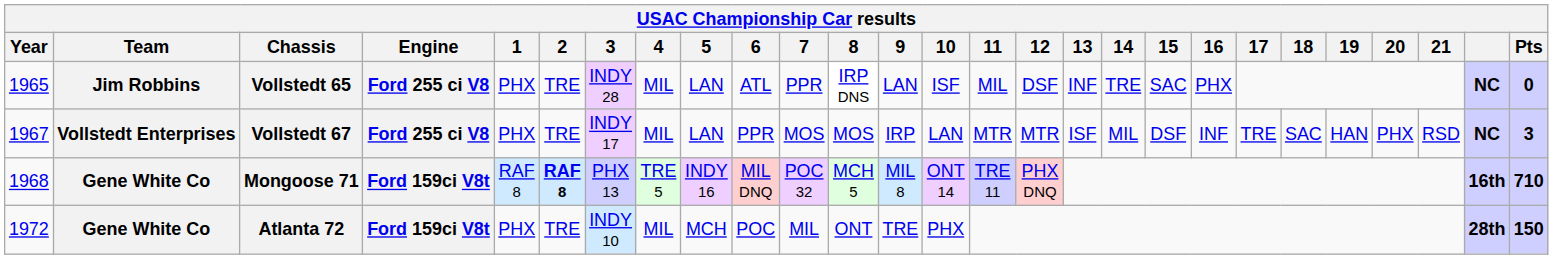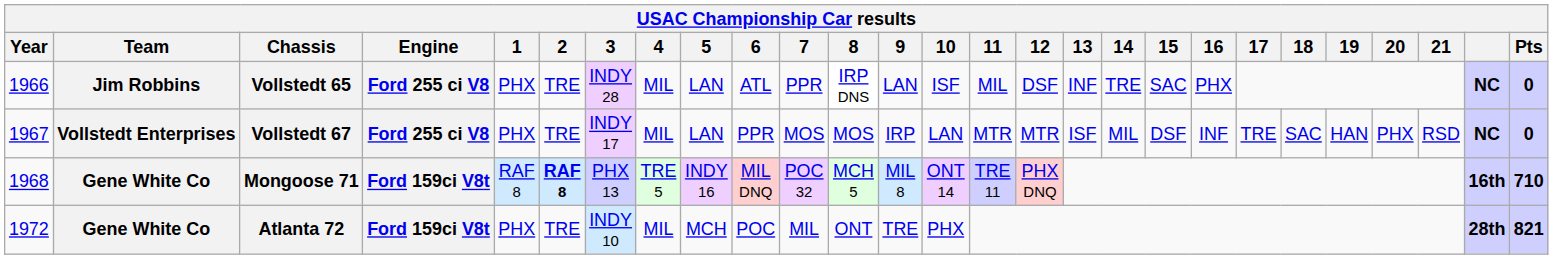(29, 85) 1965 -> (29, 85) 1966
(1529, 133) 3 -> (1529, 133) 0
(1529, 229) 150 -> (1529, 229) 821
